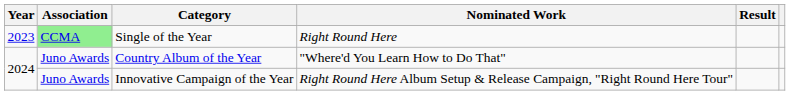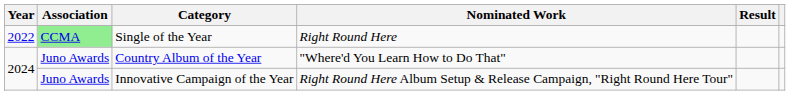(21, 36) 2023 -> (21, 36) 2022
